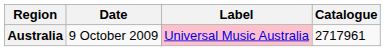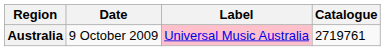(340, 35) 2717961 -> (340, 35) 2719761
